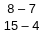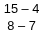rows swapped: (22, 8) <-> (22, 26)
